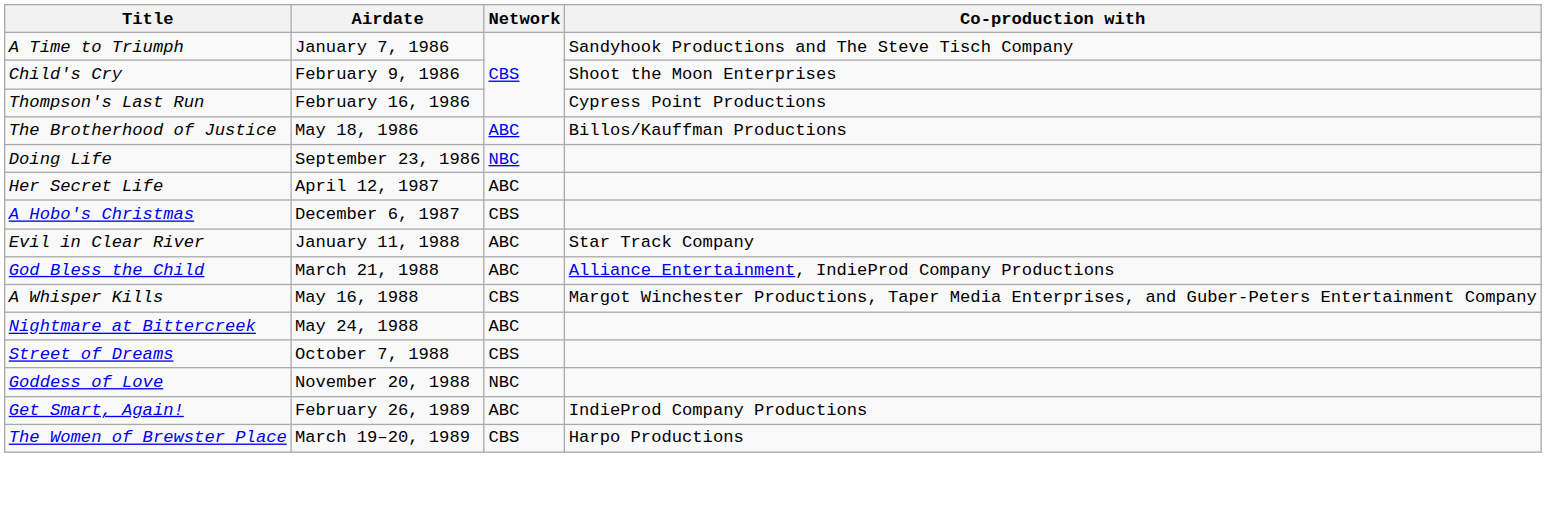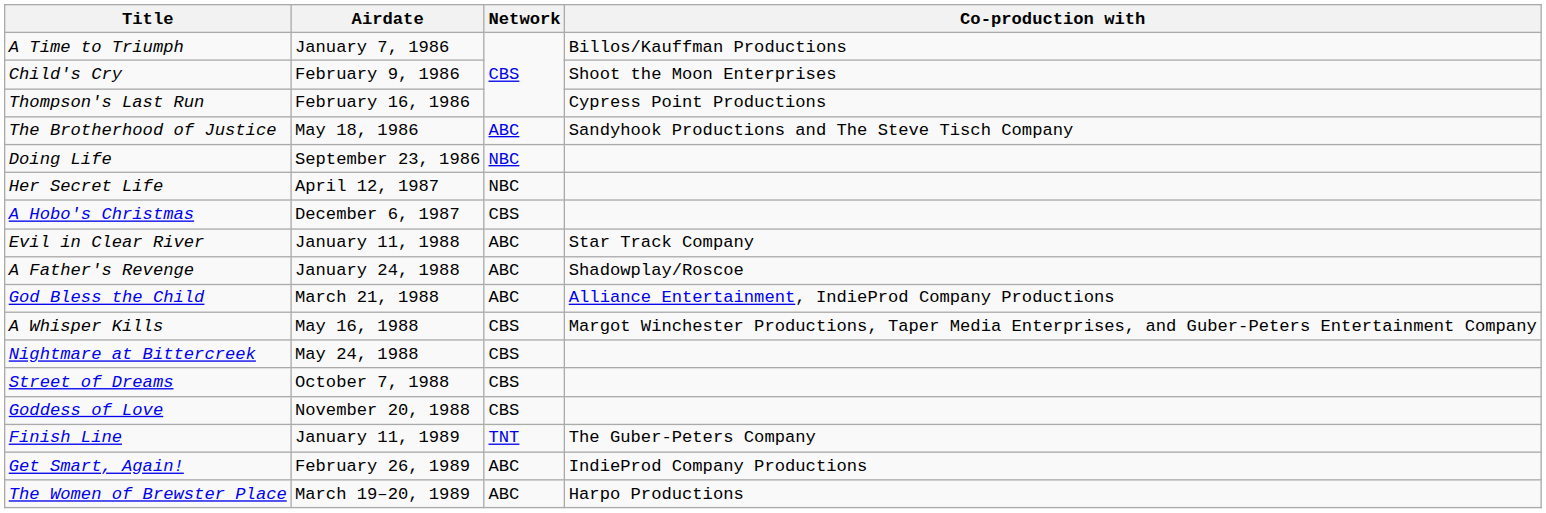(821, 47) Sandyhook Productions and The Steve Tisch Company -> (708, 47) Billos/Kauffman Productions
(708, 131) Billos/Kauffman Productions -> (821, 131) Sandyhook Productions and The Steve Tisch Company
(504, 186) ABC -> (504, 186) NBC
+ row: (101, 270)
(504, 326) ABC -> (504, 354) CBS
(504, 382) NBC -> (504, 410) CBS
+ row: (65, 438)
(504, 438) CBS -> (504, 494) ABC
